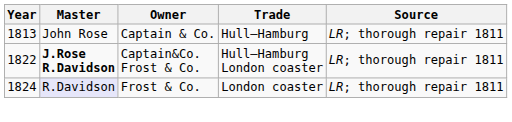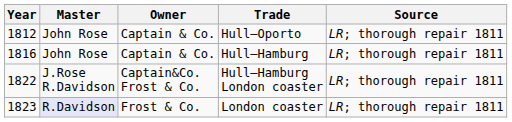+ row: (261, 34)
(22, 34) 1813 -> (22, 54) 1816
(79, 61) bold -> (79, 80) normal
(22, 87) 1824 -> (22, 107) 1823
